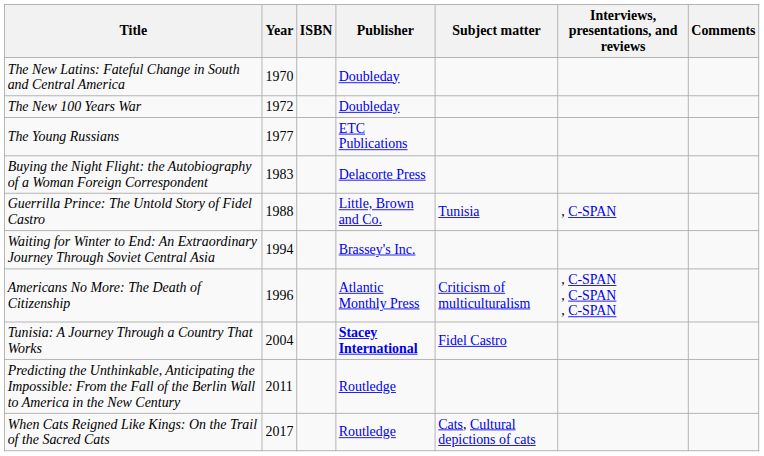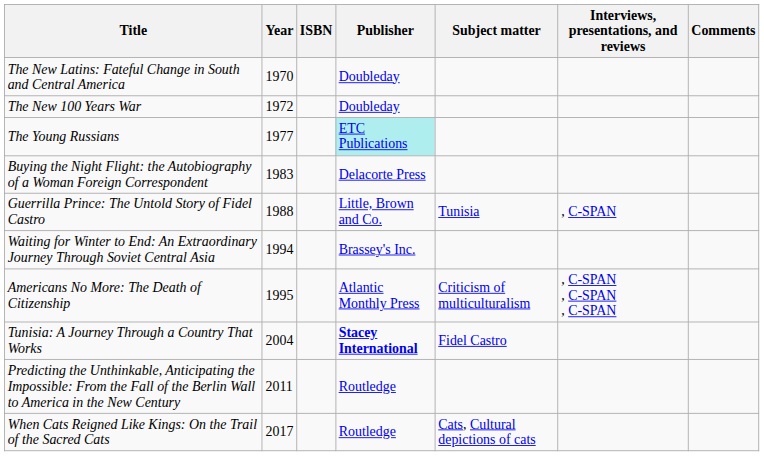(373, 136) no background -> (373, 136) paleturquoise background
(279, 295) 1996 -> (279, 295) 1995
